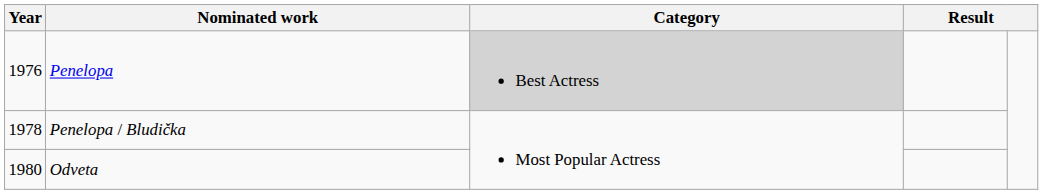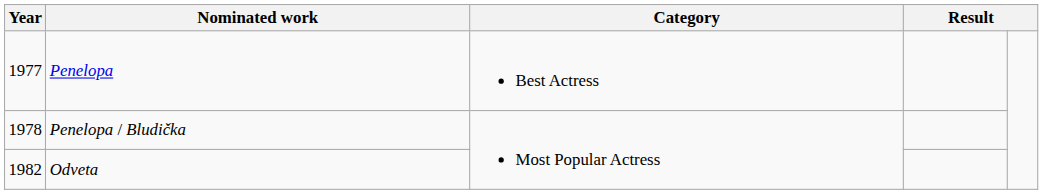(25, 70) 1976 -> (25, 70) 1977
(687, 80) lightgrey background -> (687, 80) no background
(25, 169) 1980 -> (25, 169) 1982
